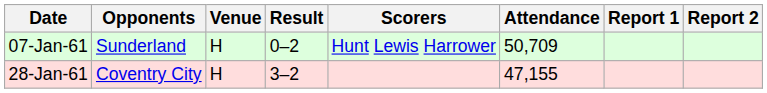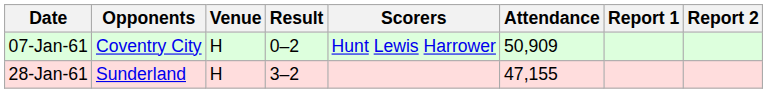(141, 46) Sunderland -> (149, 46) Coventry City
(531, 46) 50,709 -> (531, 46) 50,909
(149, 74) Coventry City -> (141, 74) Sunderland
